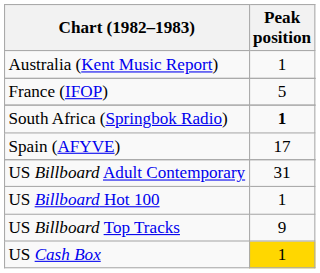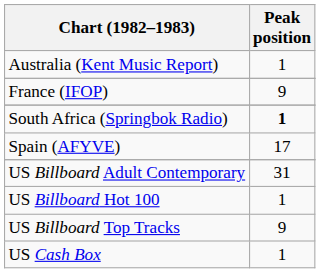(282, 91) 5 -> (282, 91) 9
(282, 254) gold background -> (282, 254) no background
